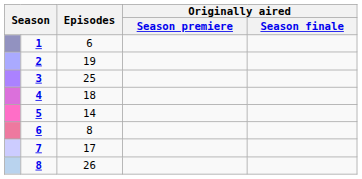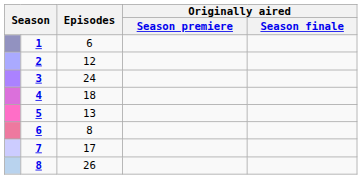(90, 61) 19 -> (90, 61) 12
(90, 78) 25 -> (90, 78) 24
(90, 113) 14 -> (90, 113) 13
